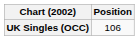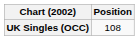(113, 27) 106 -> (113, 27) 108
